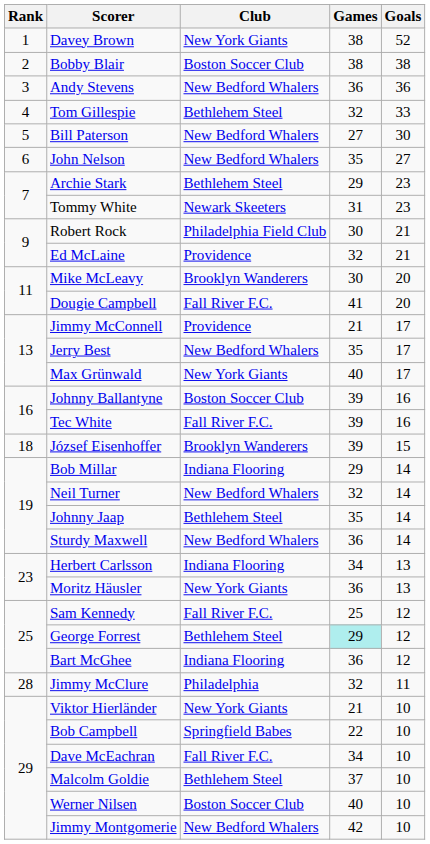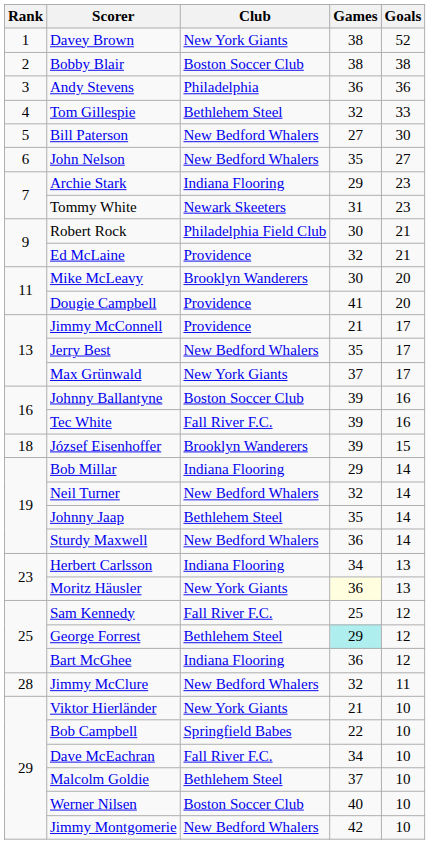(251, 87) New Bedford Whalers -> (221, 87) Philadelphia
(233, 183) Bethlehem Steel -> (234, 183) Indiana Flooring
(228, 302) Fall River F.C. -> (217, 302) Providence
(355, 374) 40 -> (355, 374) 37
(355, 588) no background -> (355, 588) lightyellow background
(221, 684) Philadelphia -> (251, 684) New Bedford Whalers
